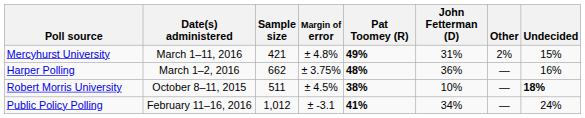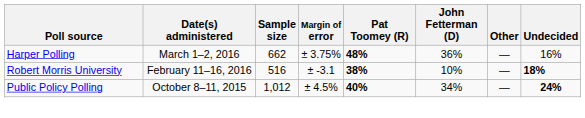- row: (58, 54)
(199, 88) October 8–11, 2015 -> (199, 71) February 11–16, 2016
(277, 88) 511 -> (277, 71) 516
(321, 88) ± 4.5% -> (321, 71) ± -3.1
(199, 105) February 11–16, 2016 -> (199, 88) October 8–11, 2015
(321, 105) ± -3.1 -> (321, 88) ± 4.5%
(357, 105) 41% -> (357, 88) 40%
(551, 105) normal -> (551, 88) bold
